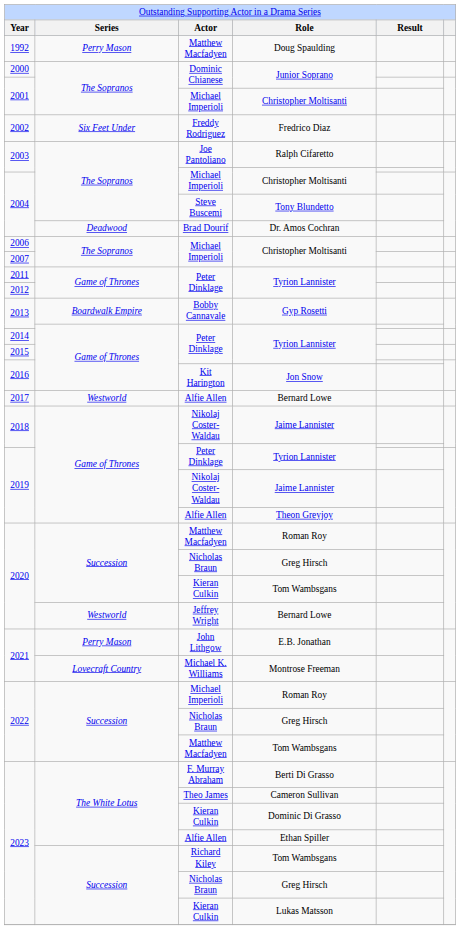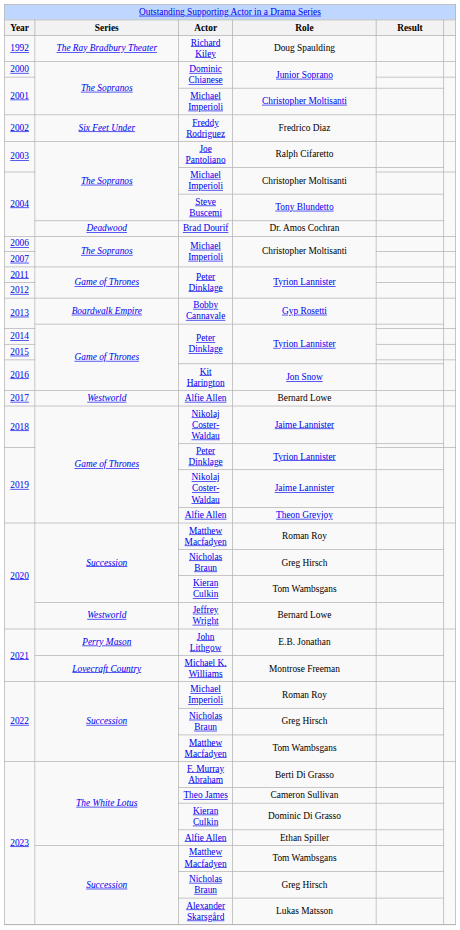(107, 49) Perry Mason -> (107, 49) The Ray Bradbury Theater
(206, 49) Matthew Macfadyen -> (206, 49) Richard Kiley
(206, 858) Richard Kiley -> (206, 858) Matthew Macfadyen
(206, 911) Kieran Culkin -> (206, 911) Alexander Skarsgård
